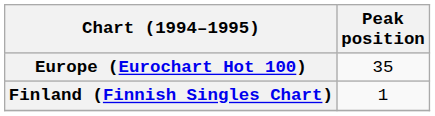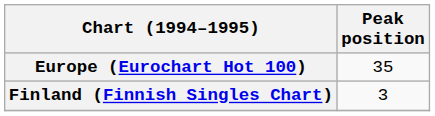(383, 96) 1 -> (383, 96) 3
